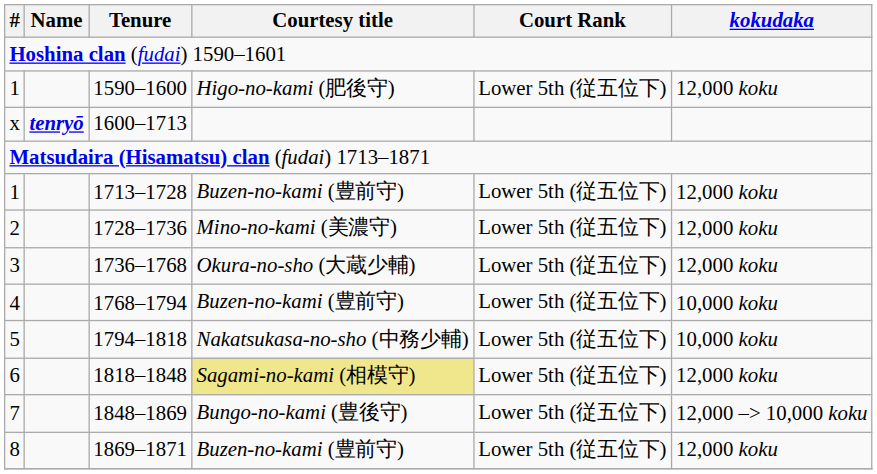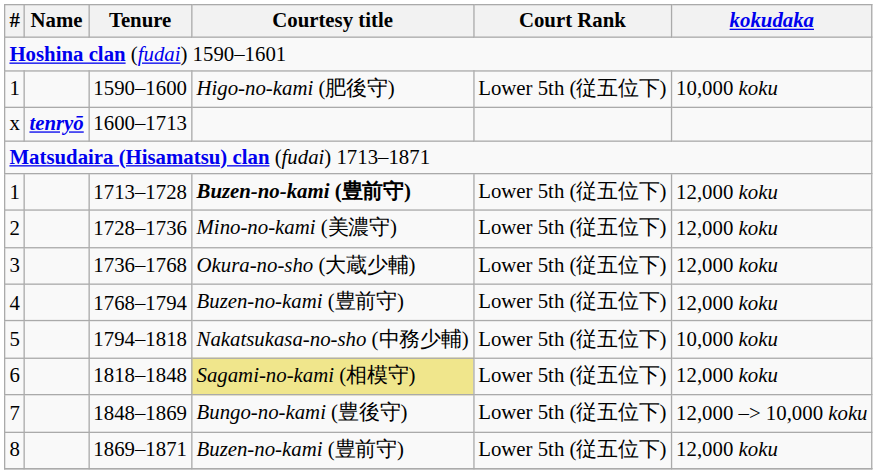(727, 88) 12,000 koku -> (727, 88) 10,000 koku
(300, 191) normal -> (304, 191) bold
(727, 302) 10,000 koku -> (727, 302) 12,000 koku
